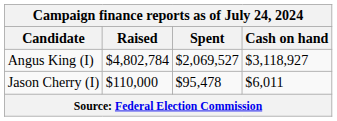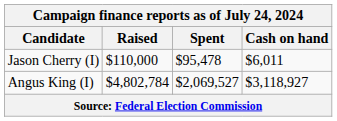rows swapped: (51, 60) <-> (53, 82)
